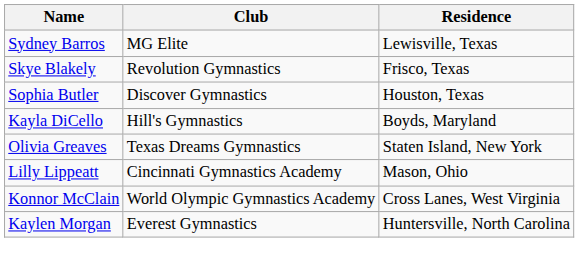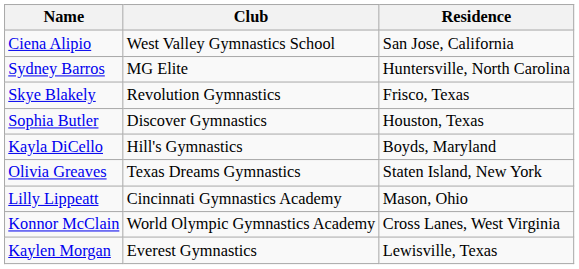+ row: (50, 43)
(440, 43) Lewisville, Texas -> (476, 69) Huntersville, North Carolina
(476, 224) Huntersville, North Carolina -> (440, 250) Lewisville, Texas
